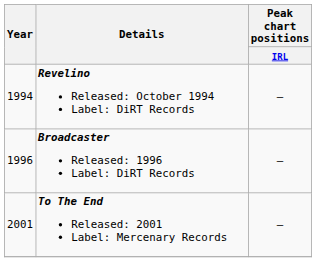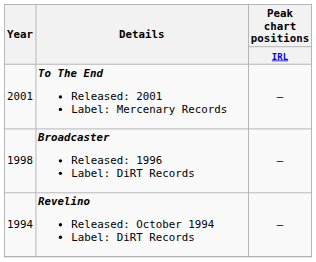rows swapped: (142, 91) <-> (142, 219)
(20, 161) 1996 -> (20, 161) 1998
